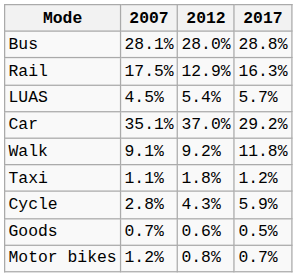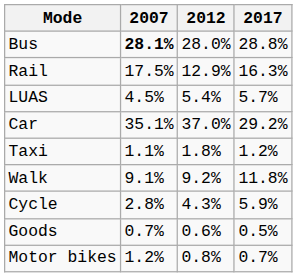(149, 45) normal -> (149, 45) bold
rows swapped: (28, 178) <-> (28, 151)
